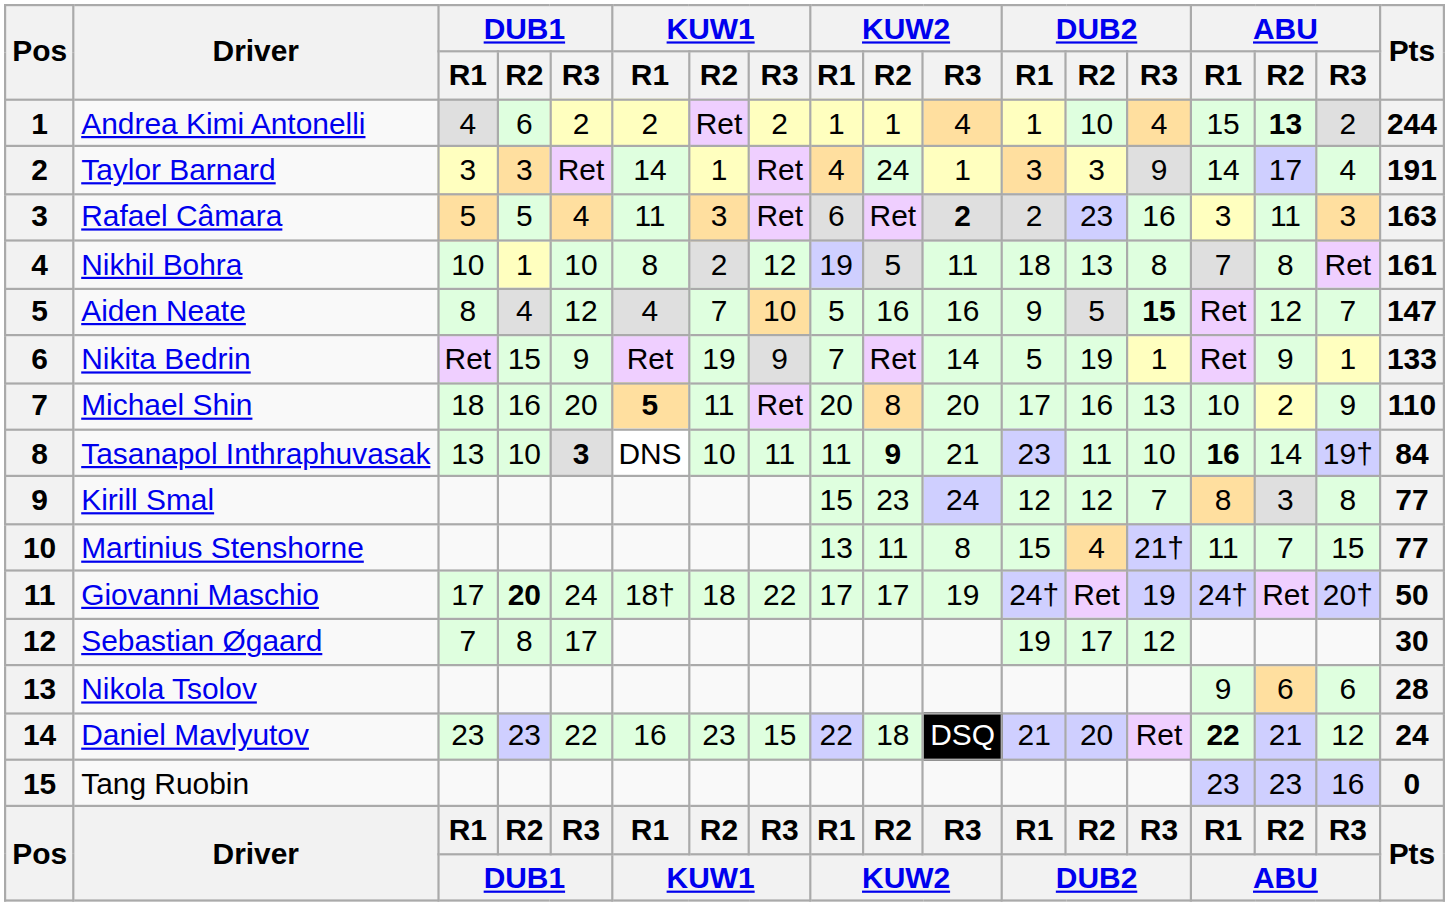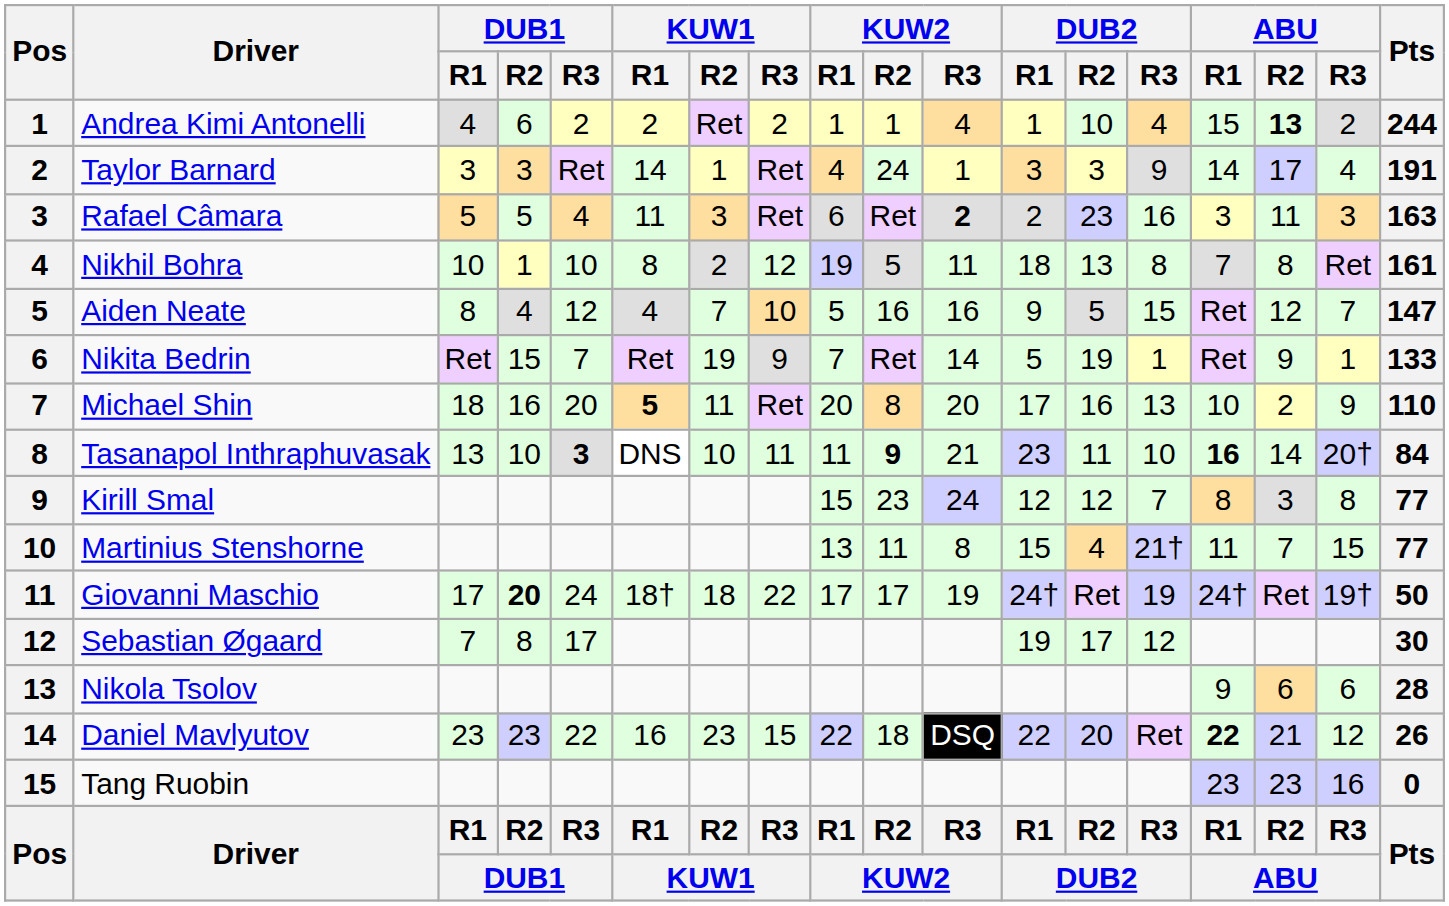(1159, 311) bold -> (1159, 311) normal
(581, 358) 9 -> (581, 358) 7
(1348, 453) 19† -> (1348, 453) 20†
(1348, 594) 20† -> (1348, 594) 19†
(1034, 736) 21 -> (1034, 736) 22
(1412, 736) 24 -> (1412, 736) 26
